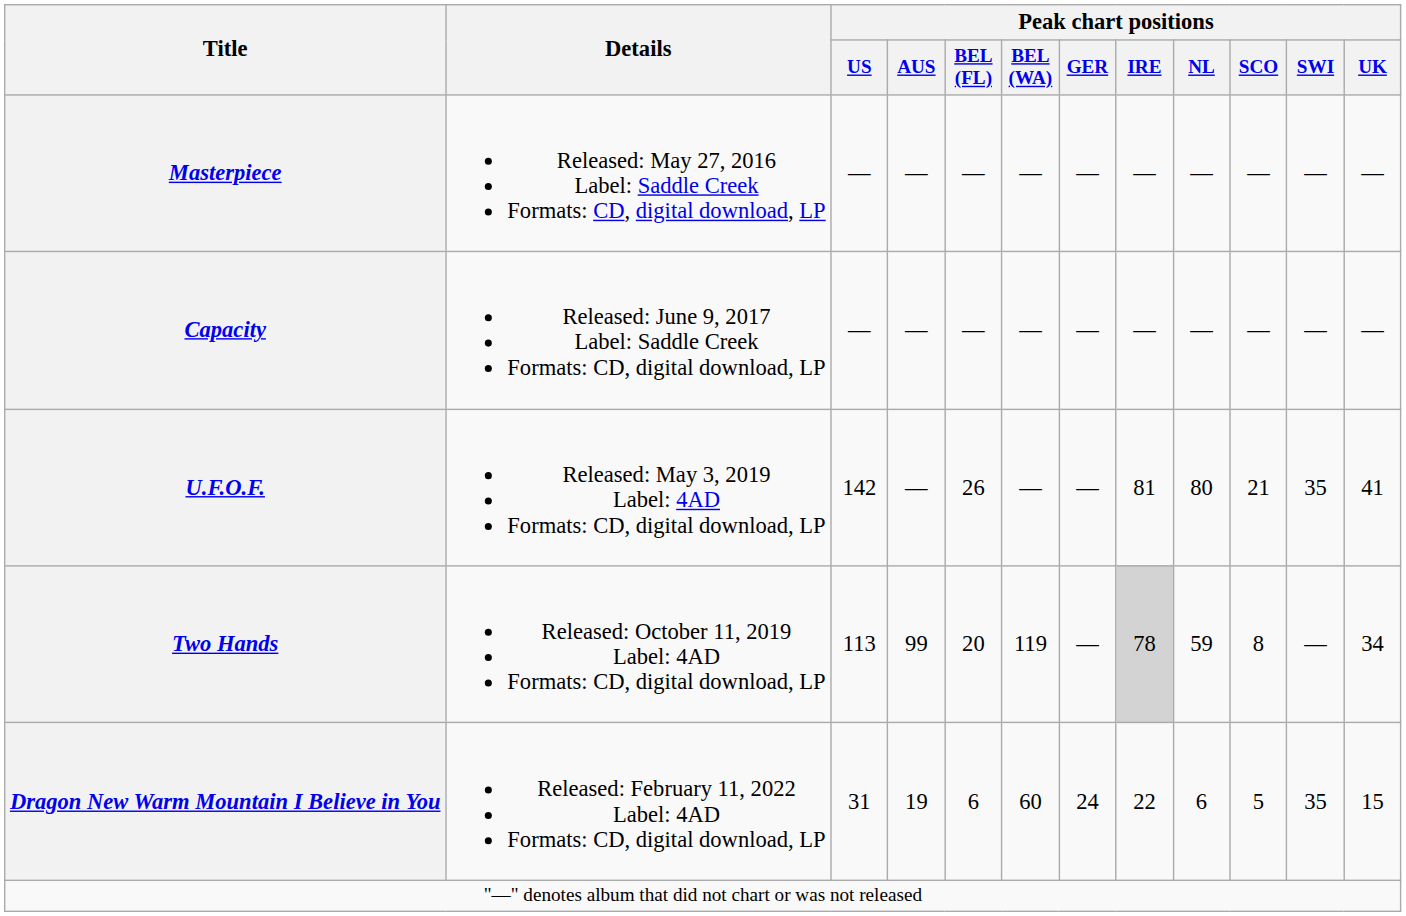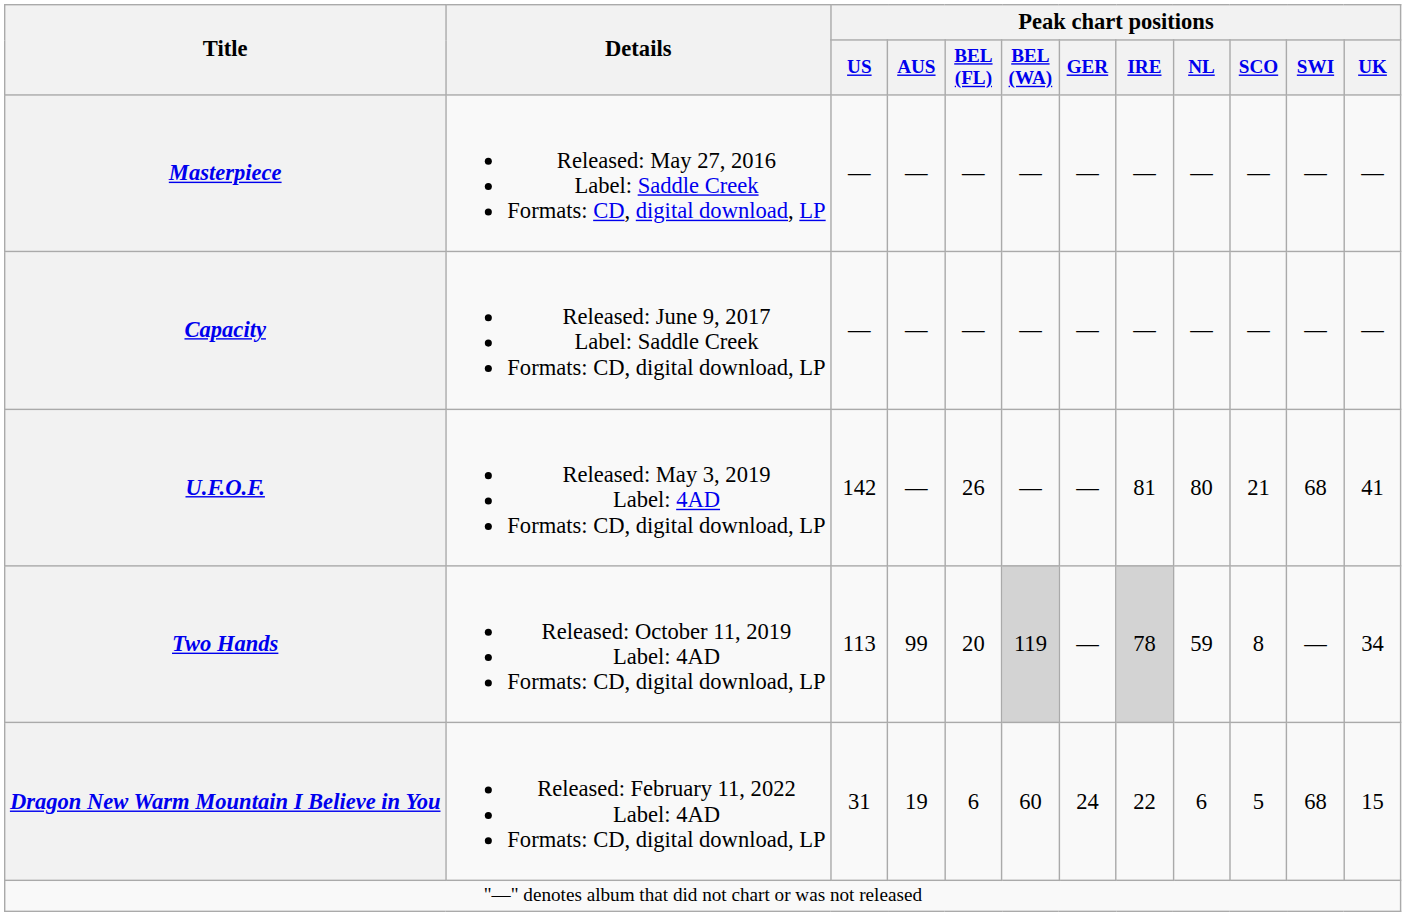(1315, 487) 35 -> (1315, 487) 68
(1030, 644) no background -> (1030, 644) lightgrey background
(1315, 801) 35 -> (1315, 801) 68
